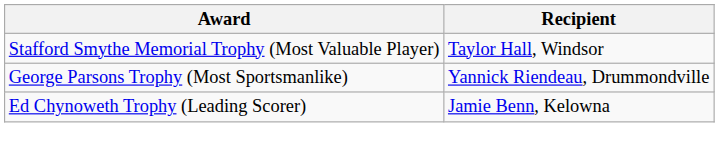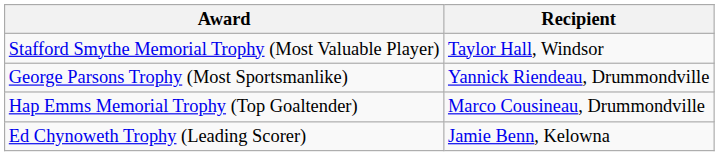+ row: (183, 106)
